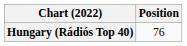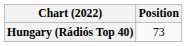(159, 32) 76 -> (159, 32) 73
